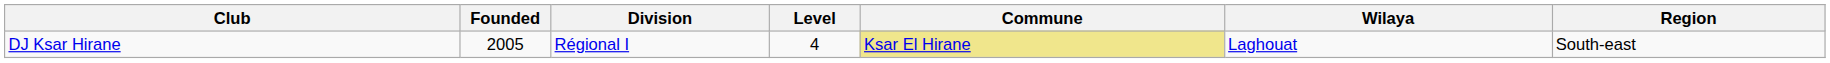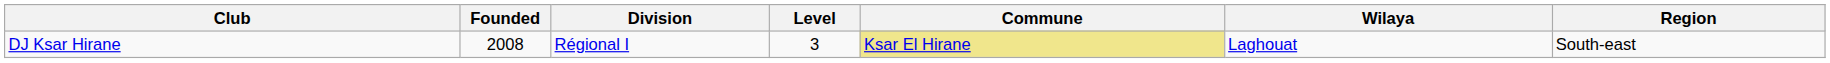(505, 44) 2005 -> (505, 44) 2008
(815, 44) 4 -> (815, 44) 3
